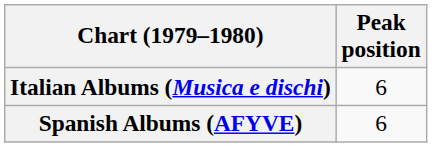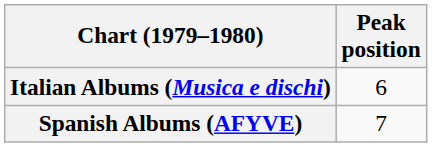(381, 123) 6 -> (381, 123) 7
